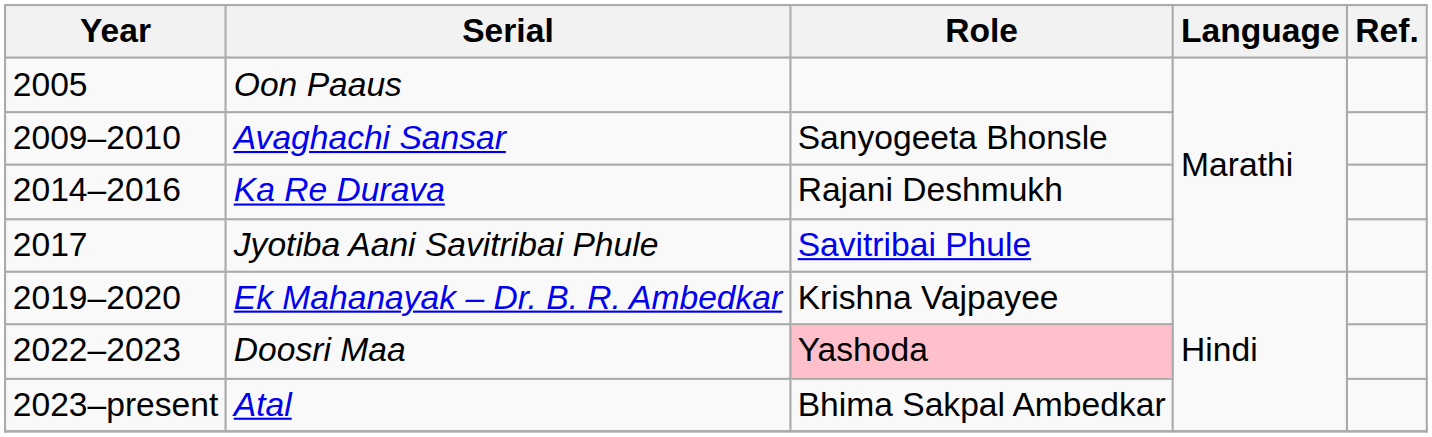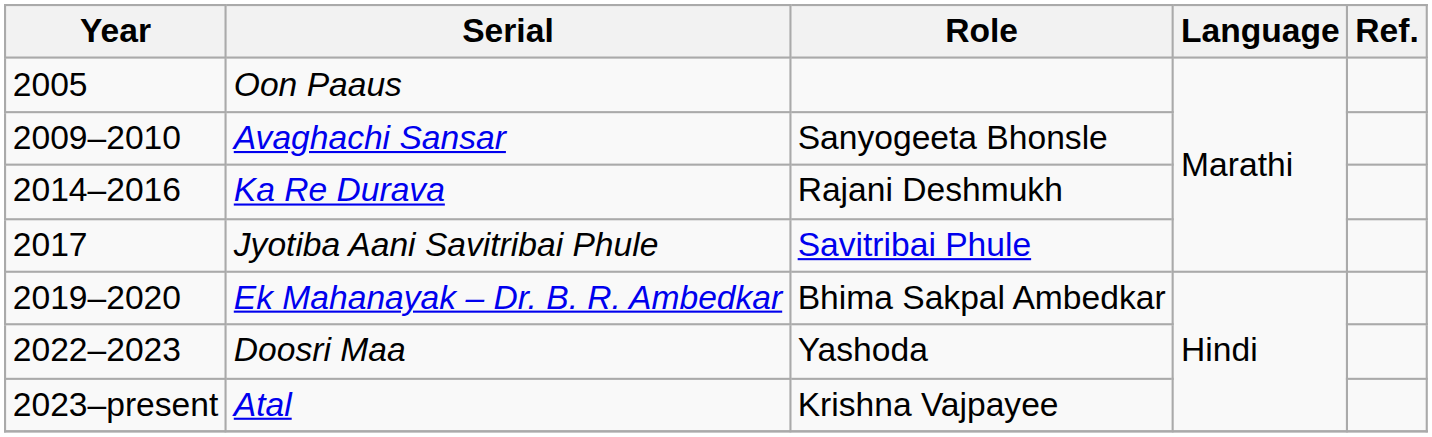(928, 297) Krishna Vajpayee -> (982, 297) Bhima Sakpal Ambedkar
(863, 350) pink background -> (863, 350) no background
(982, 404) Bhima Sakpal Ambedkar -> (928, 404) Krishna Vajpayee
